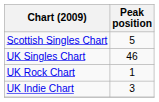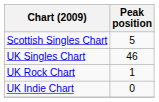(132, 89) 3 -> (132, 89) 0
